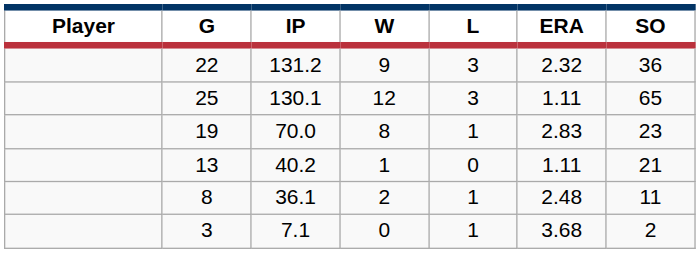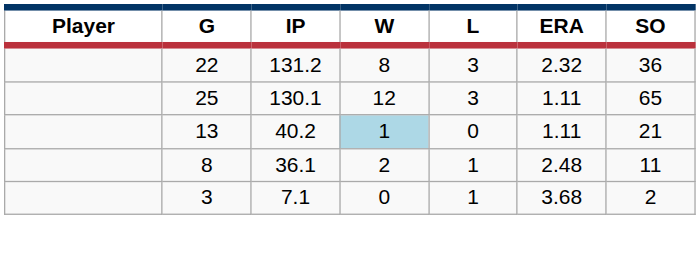(384, 64) 9 -> (384, 64) 8
- row: (207, 131)
(384, 164) no background -> (384, 131) lightblue background
